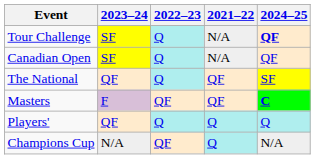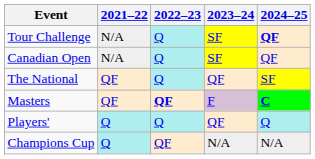columns swapped: (231, 15) <-> (124, 15)
(163, 100) normal -> (163, 100) bold
